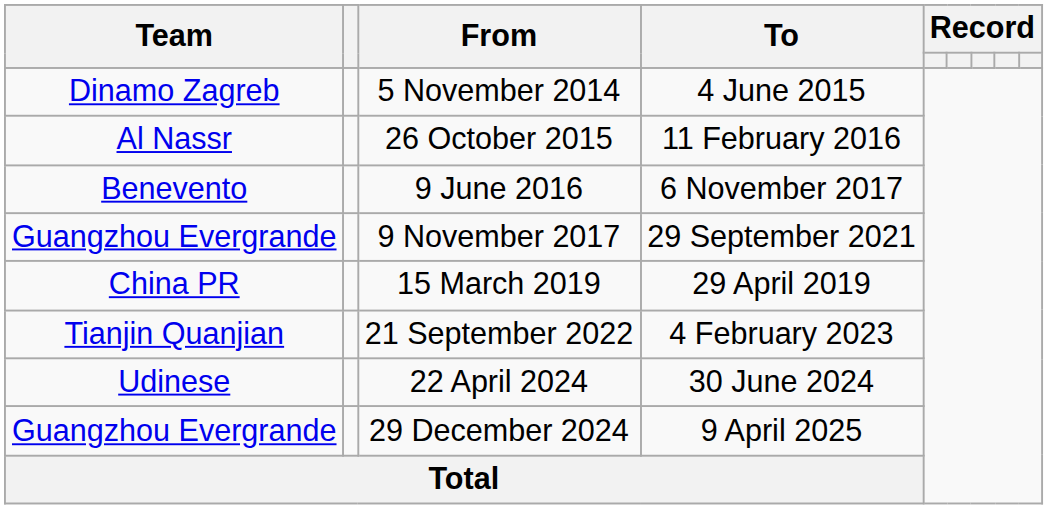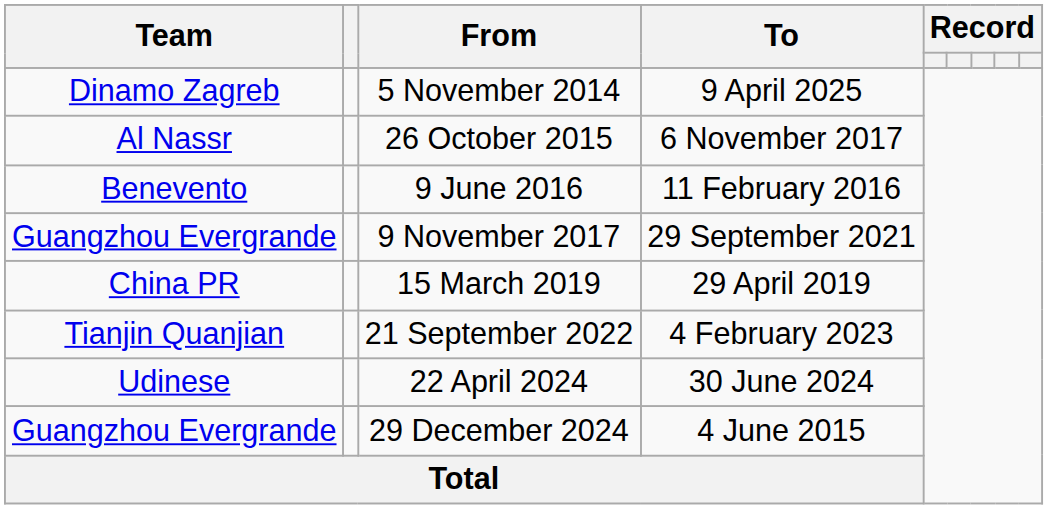(781, 91) 4 June 2015 -> (781, 91) 9 April 2025
(781, 139) 11 February 2016 -> (781, 139) 6 November 2017
(781, 188) 6 November 2017 -> (781, 188) 11 February 2016
(781, 430) 9 April 2025 -> (781, 430) 4 June 2015
